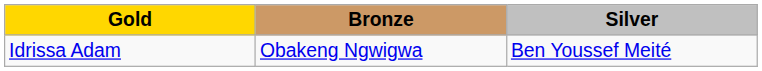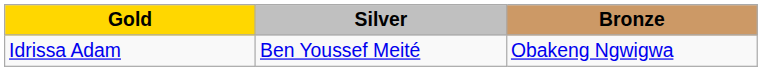columns swapped: (632, 19) <-> (381, 19)
